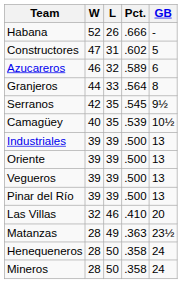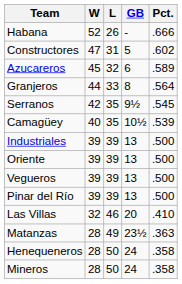columns swapped: (135, 13) <-> (163, 13)
(94, 68) 46 -> (94, 68) 45
